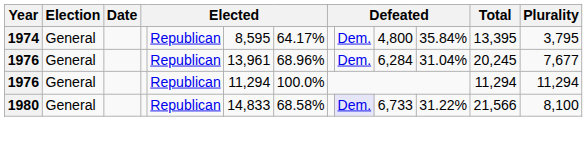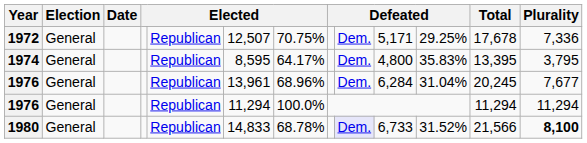+ row: (23, 37)
(443, 37) 35.84% -> (443, 60) 35.83%
(301, 104) 68.58% -> (301, 127) 68.78%
(443, 104) 31.22% -> (443, 127) 31.52%
(561, 104) normal -> (561, 127) bold
